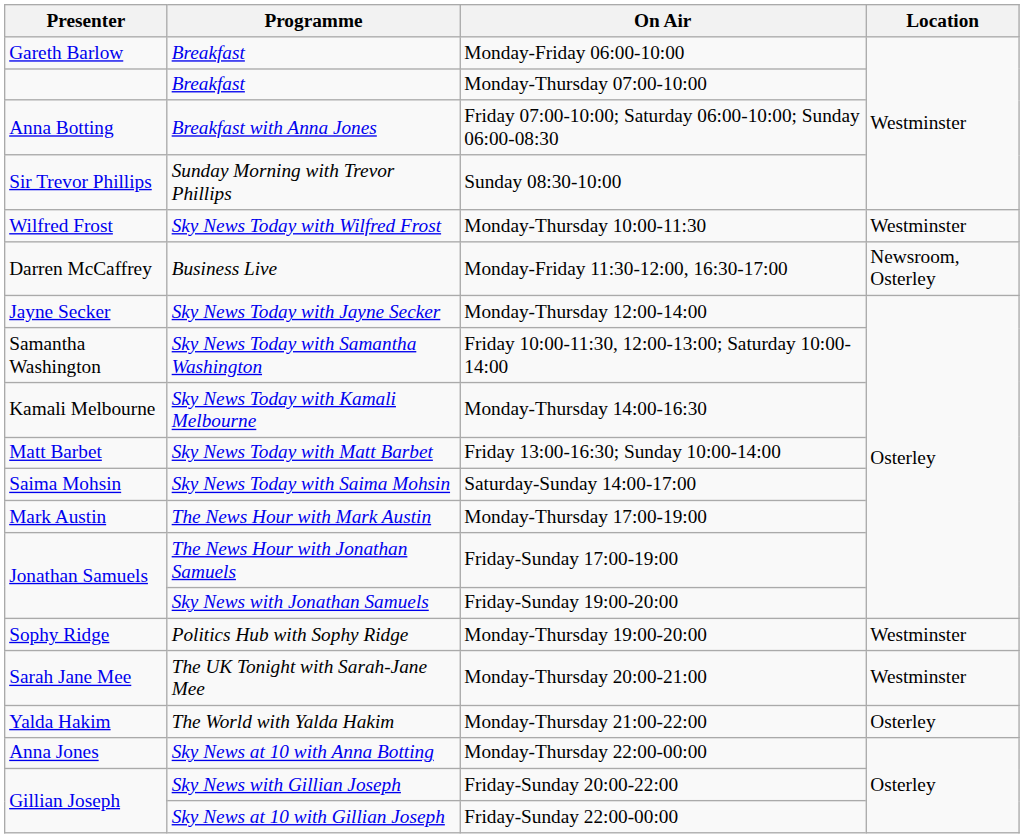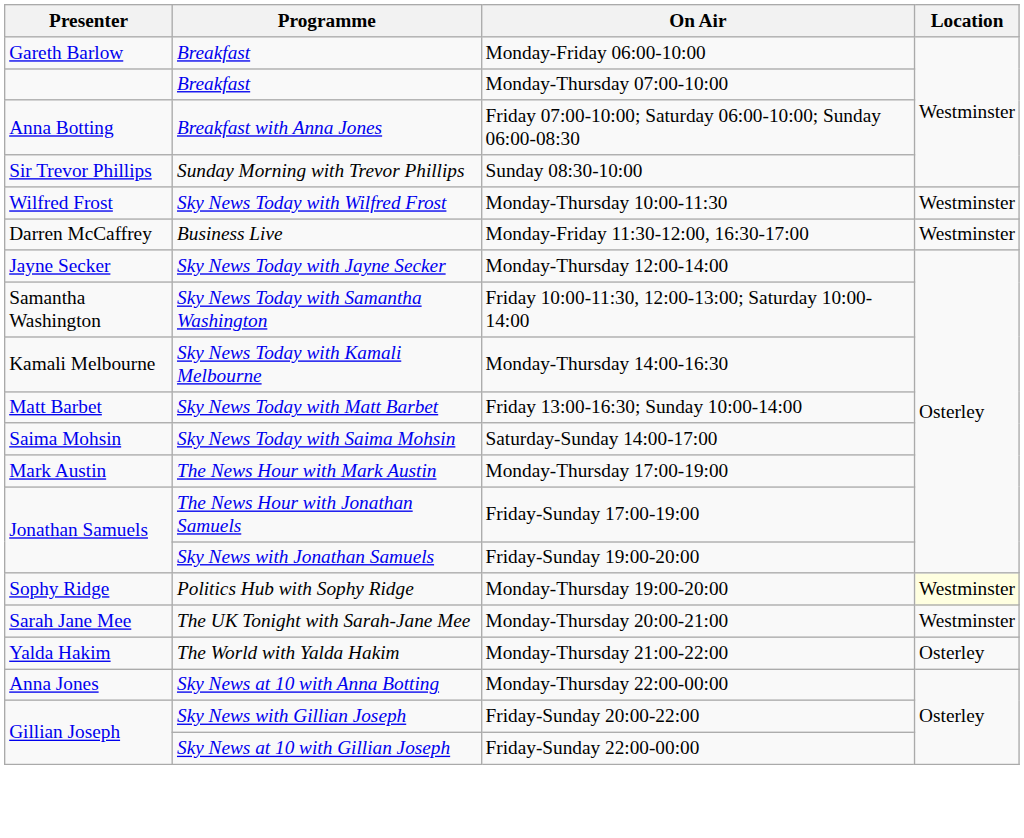(915, 268) Newsroom, Osterley -> (967, 234) Westminster
(918, 634) no background -> (967, 589) lightyellow background
